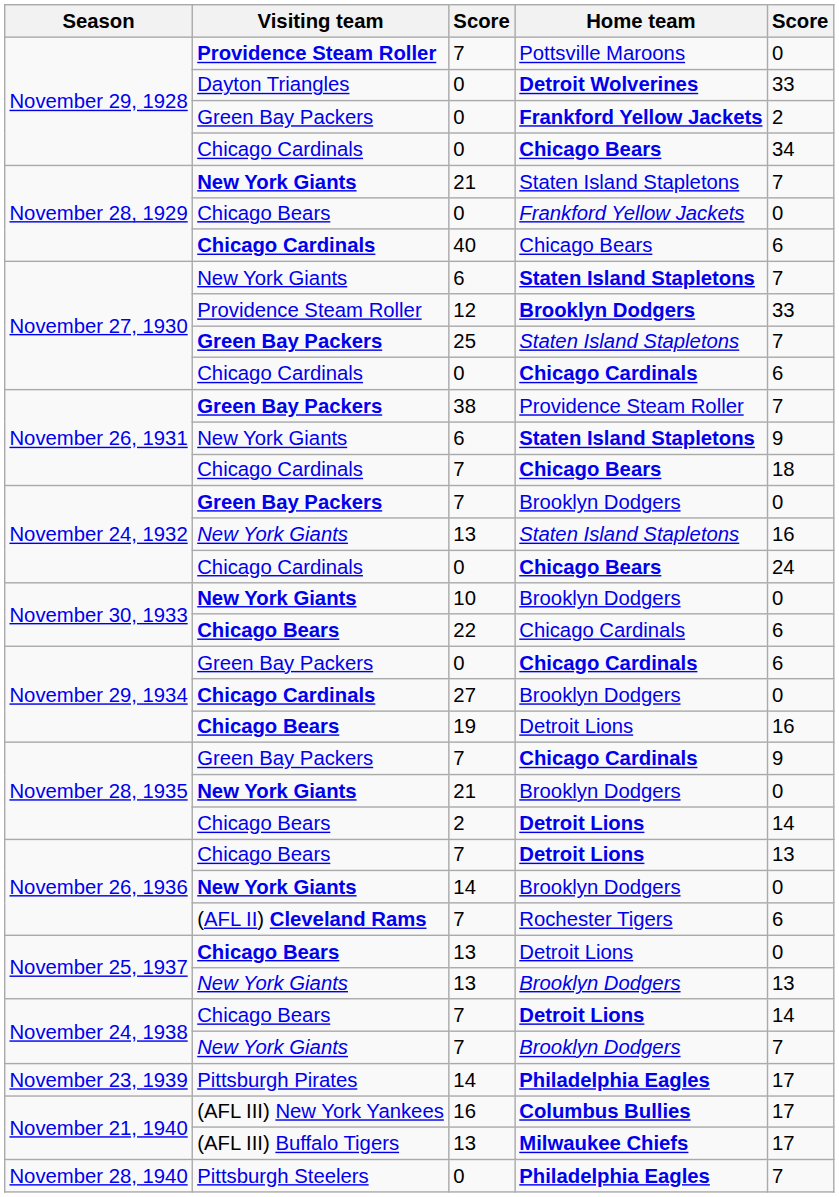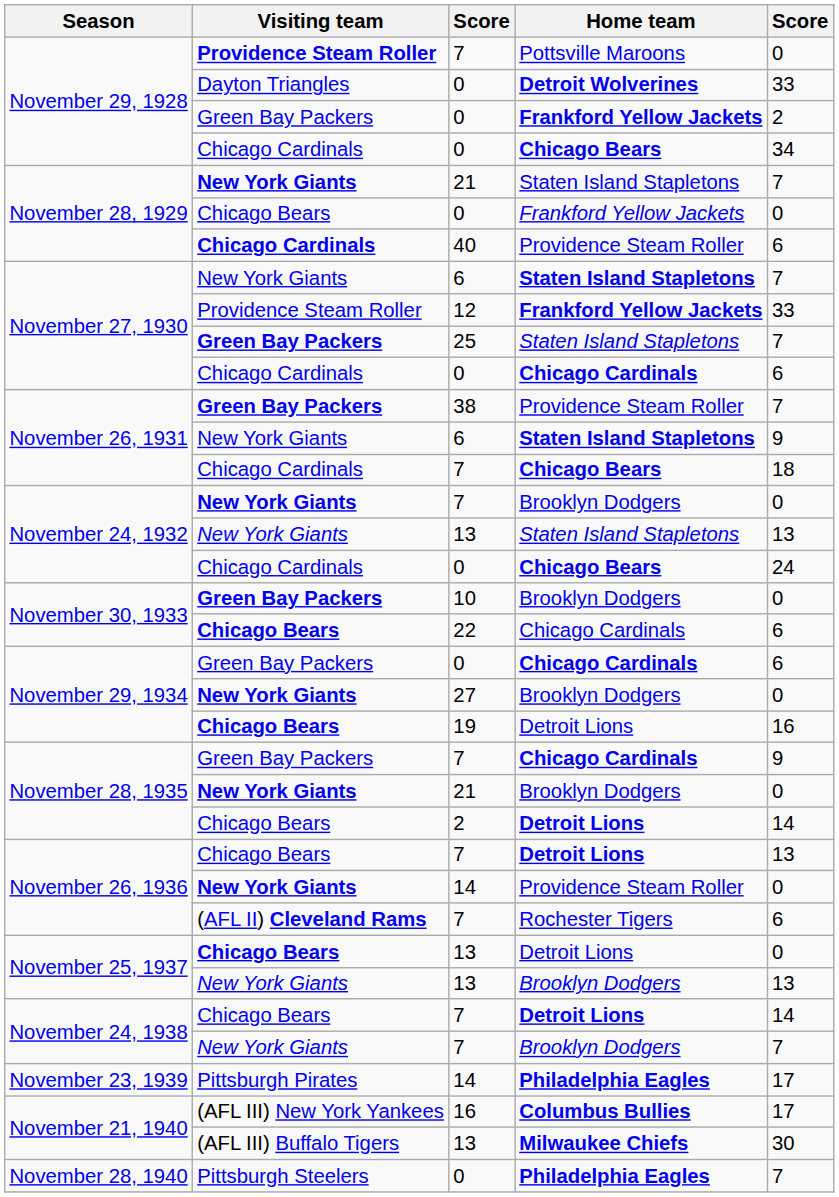(586, 246) Chicago Bears -> (631, 246) Providence Steam Roller
(607, 310) Brooklyn Dodgers -> (641, 310) Frankford Yellow Jackets
(290, 502) Green Bay Packers -> (277, 502) New York Giants
(783, 534) 16 -> (783, 534) 13
(277, 599) New York Giants -> (290, 599) Green Bay Packers
(286, 695) Chicago Cardinals -> (277, 695) New York Giants
(600, 887) Brooklyn Dodgers -> (631, 887) Providence Steam Roller
(783, 1144) 17 -> (783, 1144) 30
